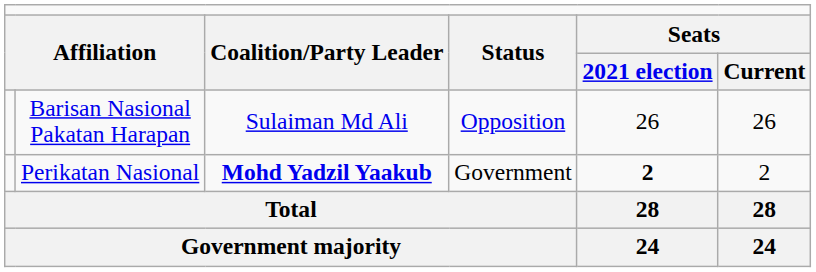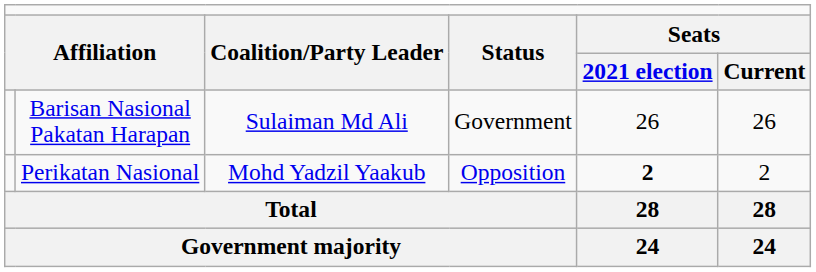(513, 121) Opposition -> (513, 121) Government
(327, 172) bold -> (327, 172) normal
(513, 172) Government -> (513, 172) Opposition
